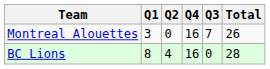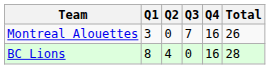columns swapped: (212, 14) <-> (192, 14)
